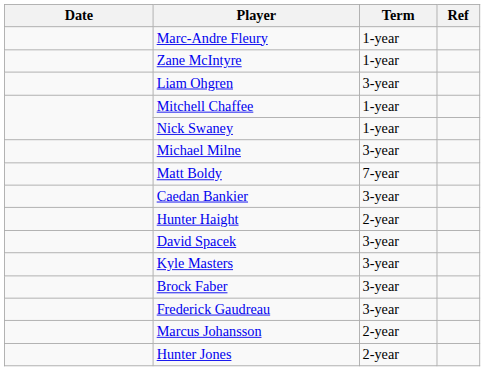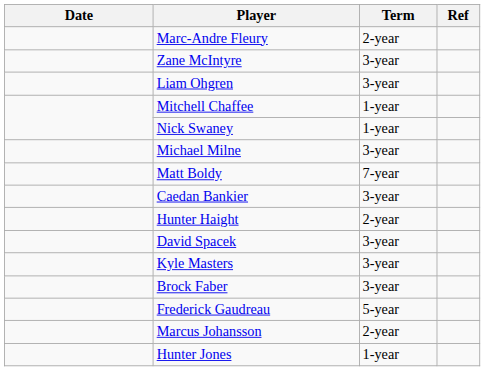(381, 38) 1-year -> (381, 38) 2-year
(381, 60) 1-year -> (381, 60) 3-year
(381, 309) 3-year -> (381, 309) 5-year
(381, 354) 2-year -> (381, 354) 1-year
